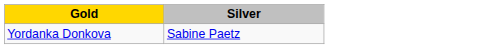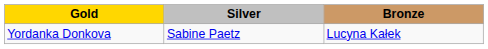+ column: (404, 14)
